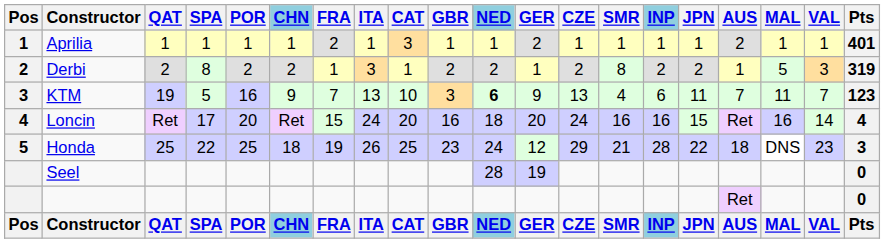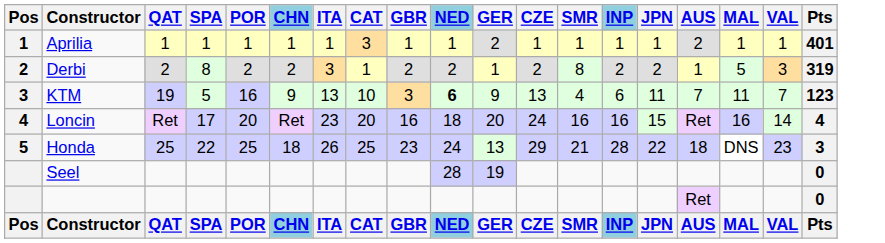- column: (334, 17)
(371, 121) 24 -> (330, 121) 23
(537, 147) 12 -> (495, 147) 13
